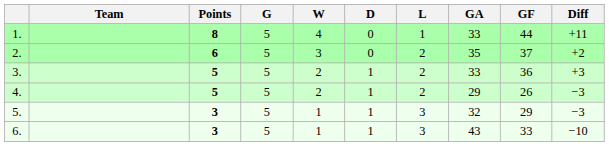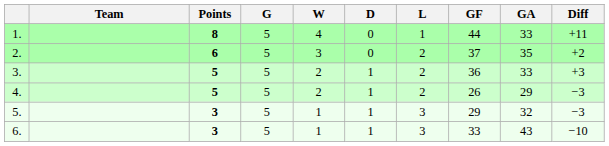columns swapped: (526, 14) <-> (474, 14)
